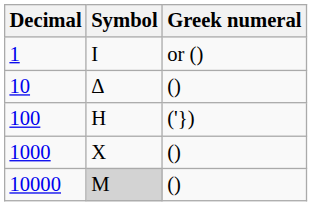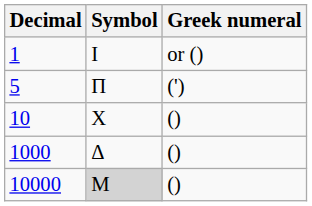+ row: (15, 86)
(98, 86) Δ -> (99, 119) Χ
- row: (25, 119)
(99, 151) Χ -> (98, 151) Δ
